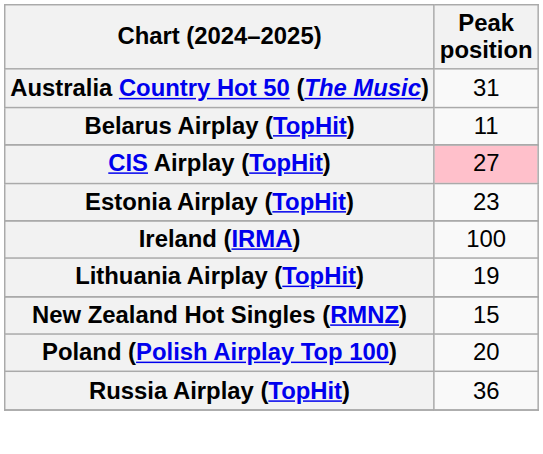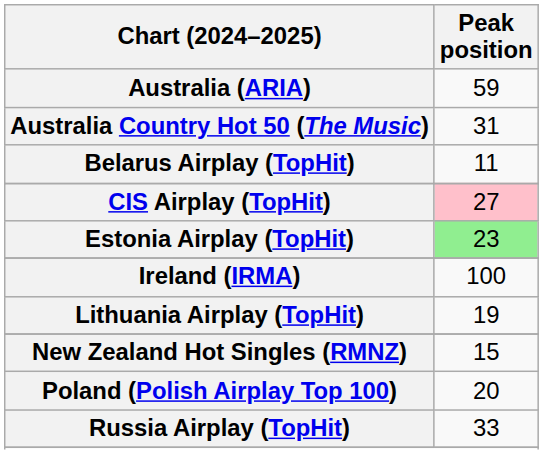+ row: (220, 88)
(486, 201) no background -> (486, 239) lightgreen background
(486, 390) 36 -> (486, 428) 33
